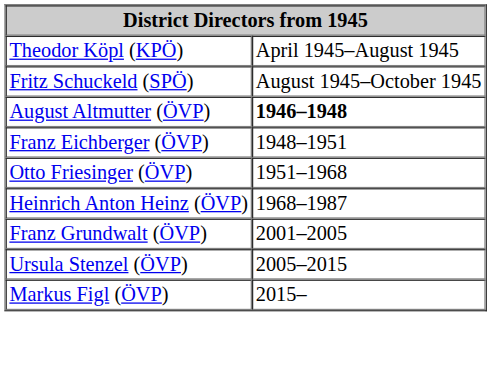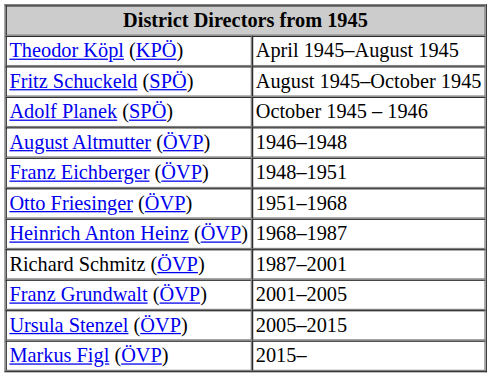+ row: (91, 111)
(301, 111) bold -> (301, 142) normal
+ row: (107, 264)
